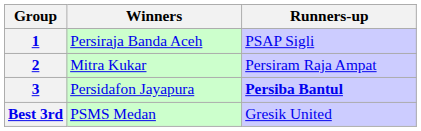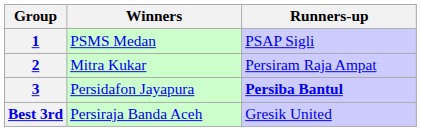(136, 41) Persiraja Banda Aceh -> (113, 41) PSMS Medan
(113, 114) PSMS Medan -> (136, 114) Persiraja Banda Aceh
